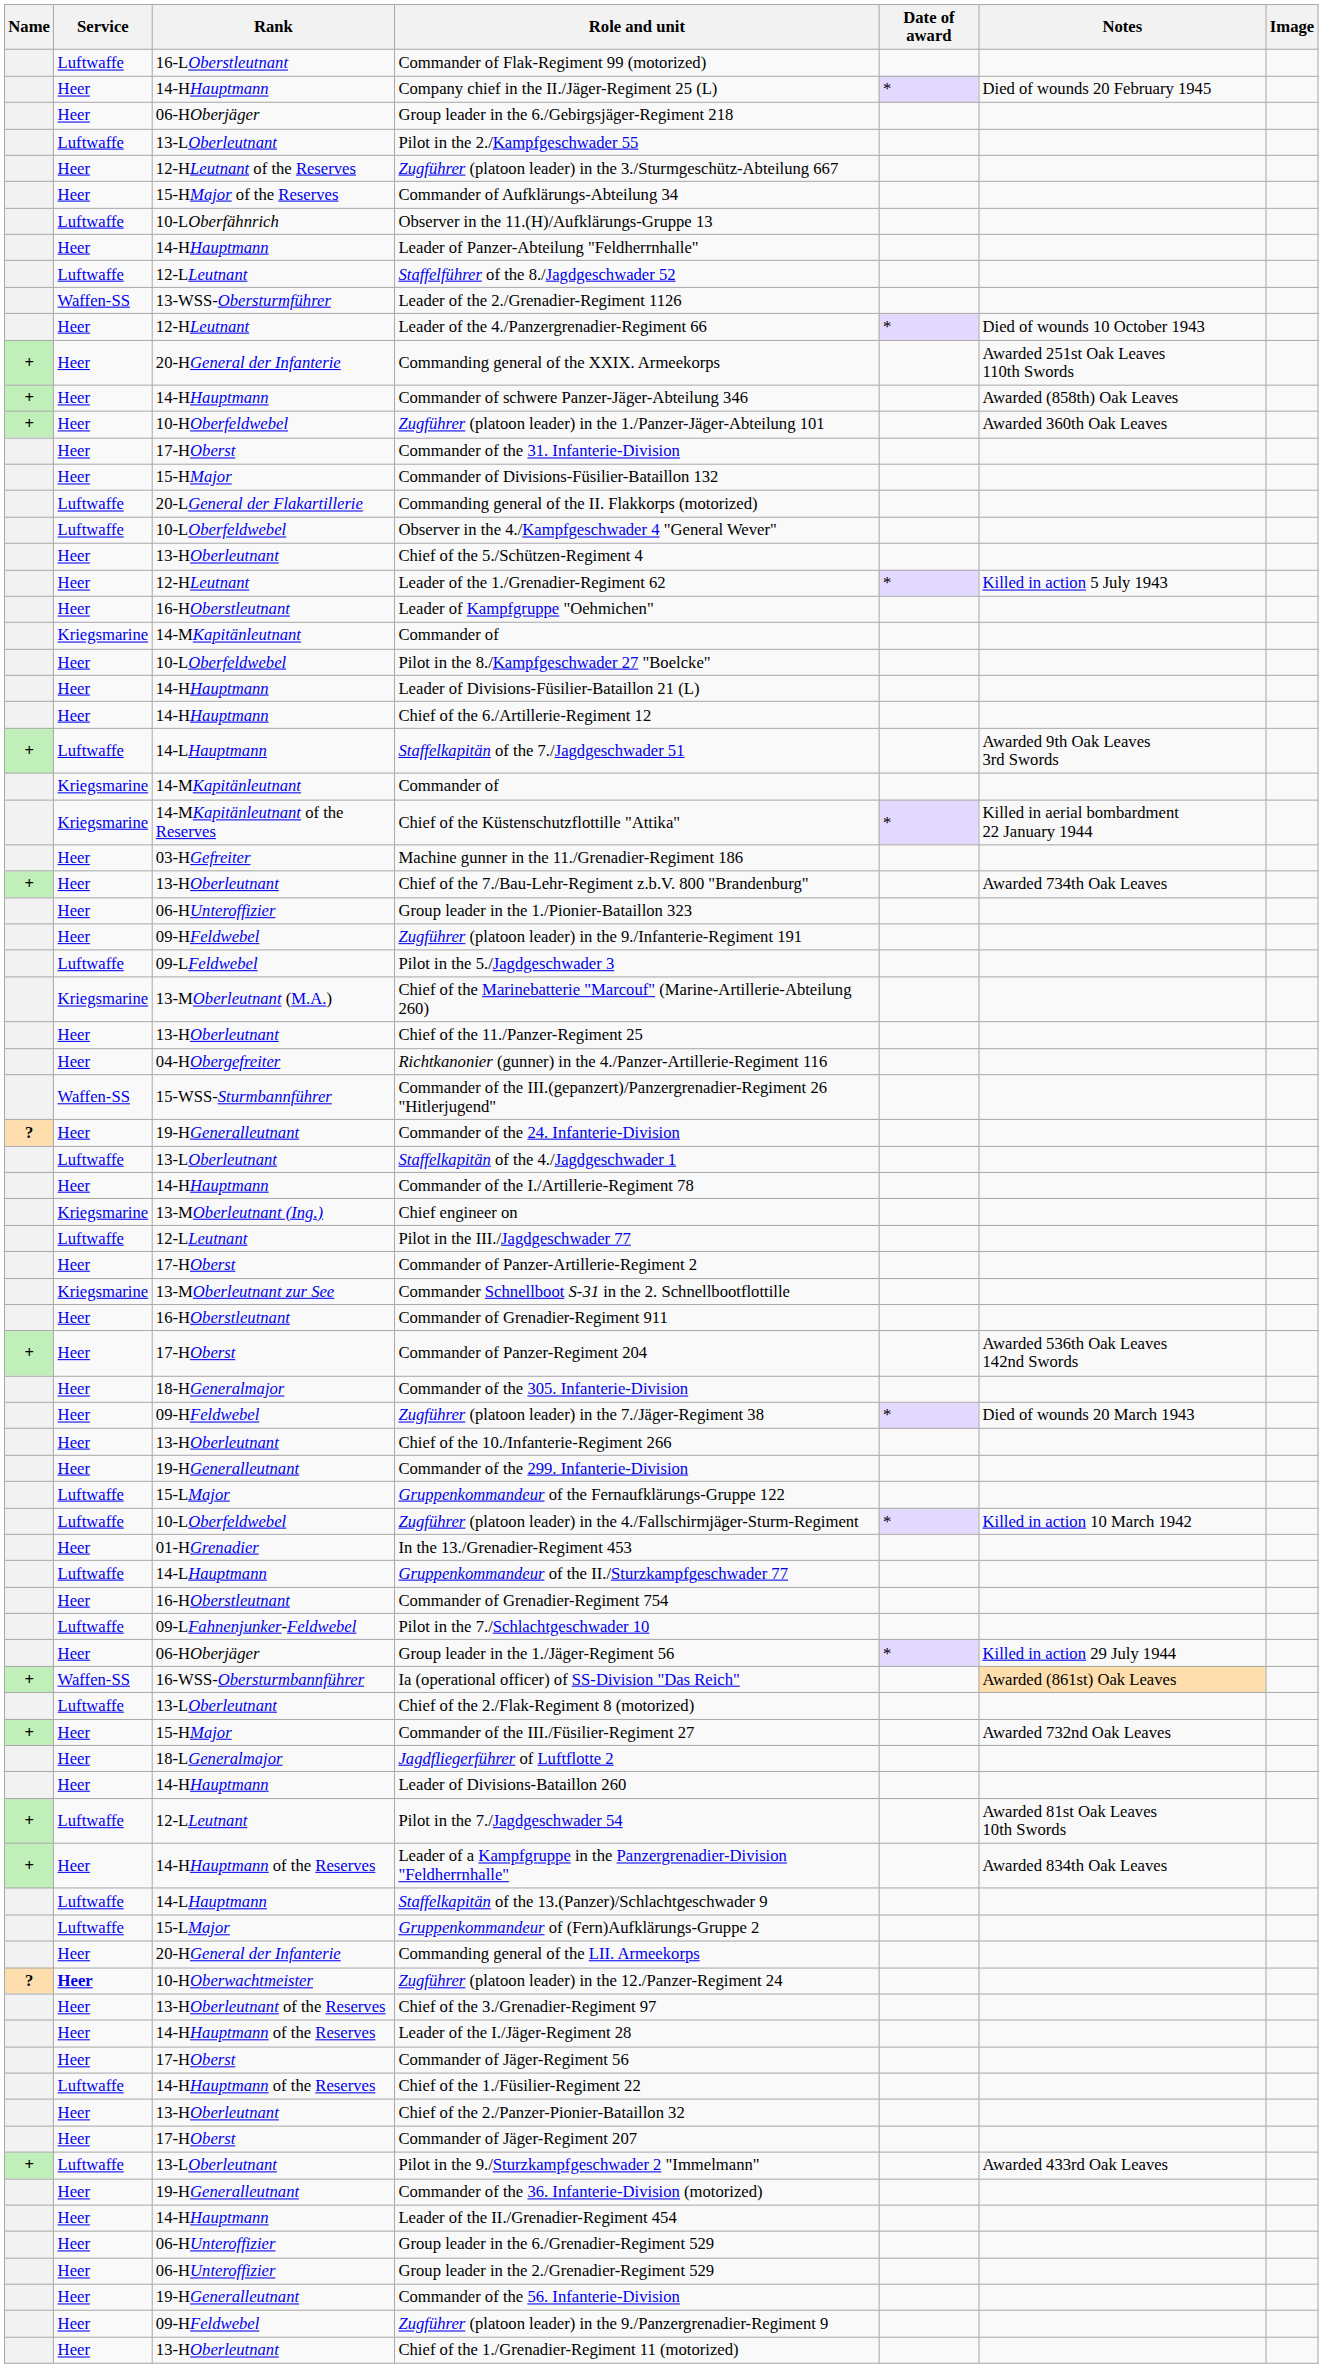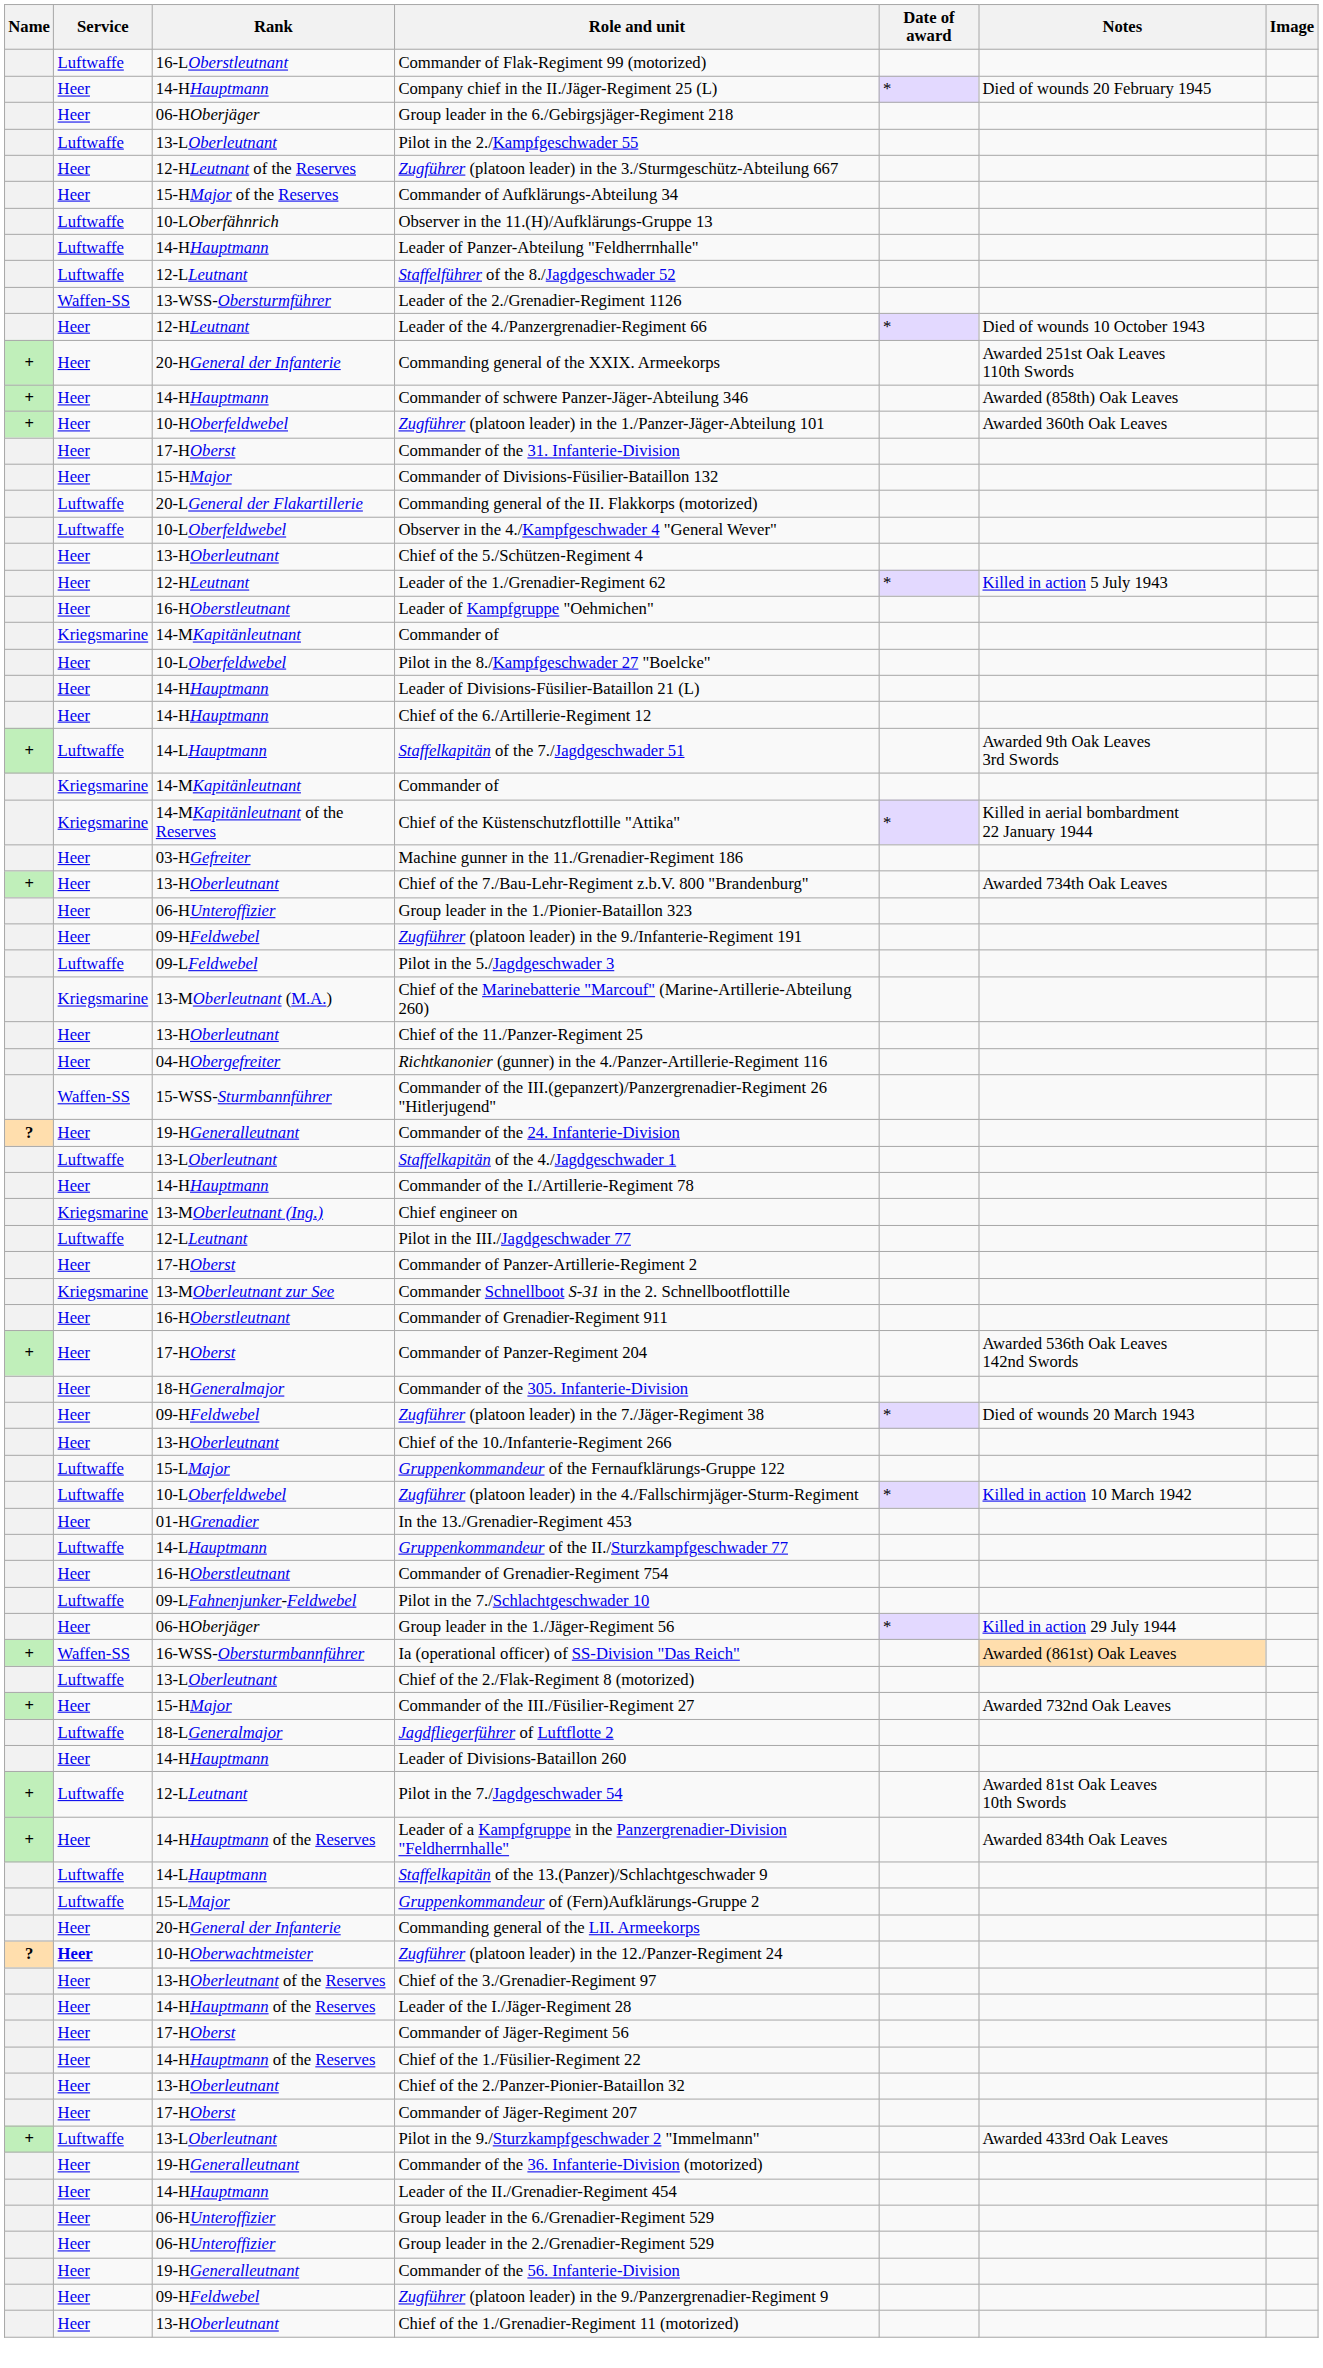(74, 247) Heer -> (91, 247) Luftwaffe
- row: (227, 1468)
(74, 1758) Heer -> (91, 1732) Luftwaffe
(91, 2086) Luftwaffe -> (74, 2059) Heer
